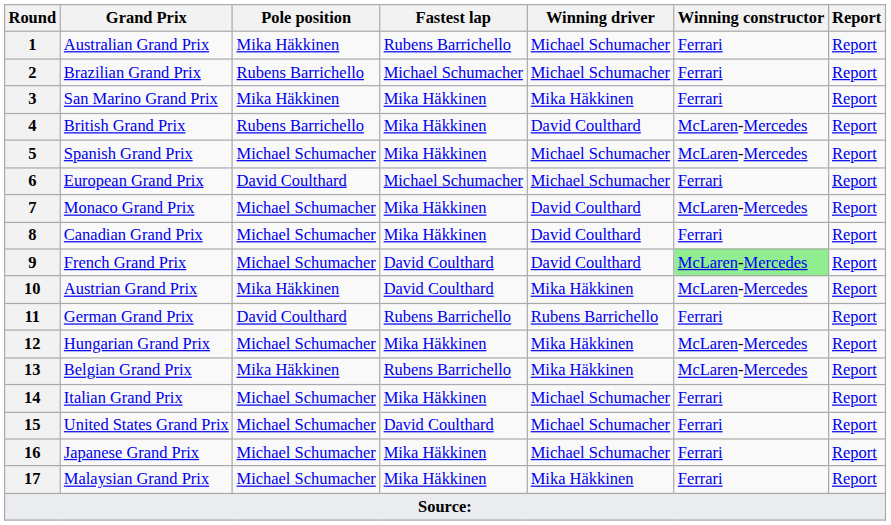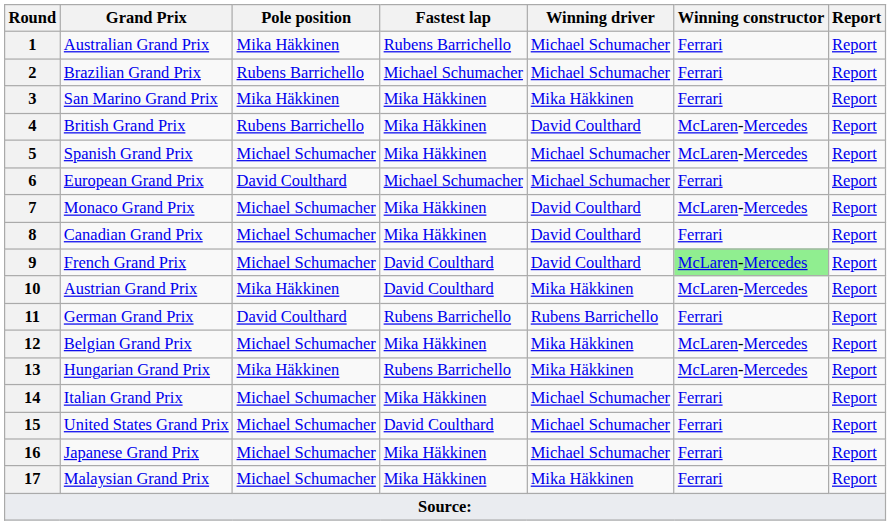(137, 343) Hungarian Grand Prix -> (128, 343) Belgian Grand Prix
(128, 370) Belgian Grand Prix -> (137, 370) Hungarian Grand Prix
